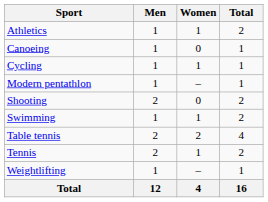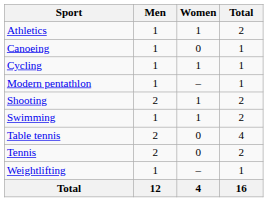(198, 100) 0 -> (198, 100) 1
(198, 135) 2 -> (198, 135) 0
(198, 153) 1 -> (198, 153) 0
